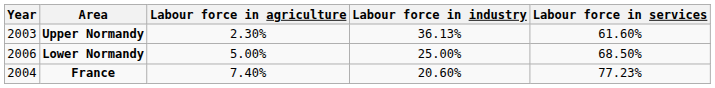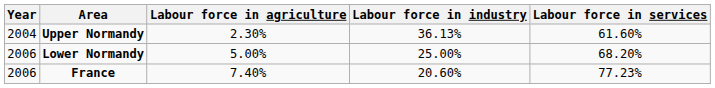(22, 34) 2003 -> (22, 34) 2004
(620, 54) 68.50% -> (620, 54) 68.20%
(22, 73) 2004 -> (22, 73) 2006
